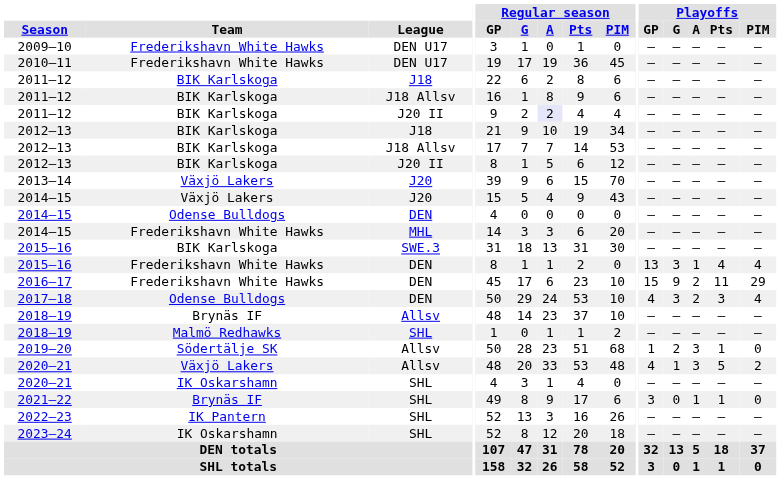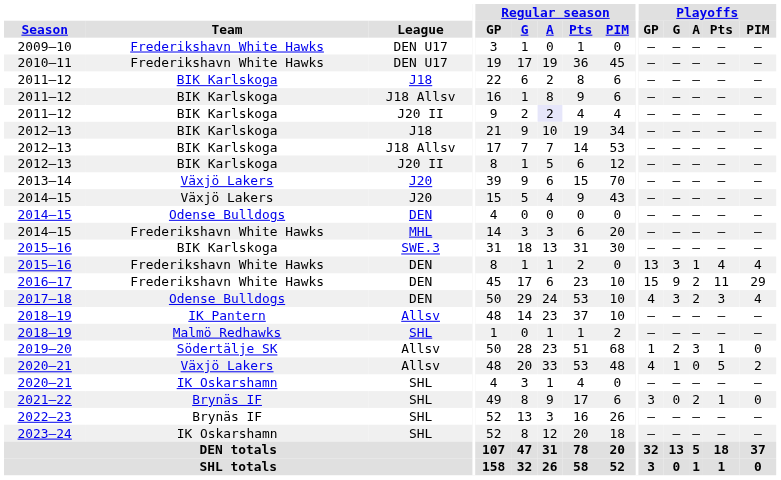(227, 315) Brynäs IF -> (227, 315) IK Pantern
(696, 366) 3 -> (696, 366) 0
(696, 400) 1 -> (696, 400) 2
(227, 416) IK Pantern -> (227, 416) Brynäs IF
